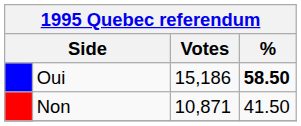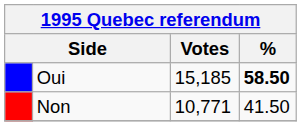(203, 78) 15,186 -> (203, 78) 15,185
(203, 107) 10,871 -> (203, 107) 10,771
